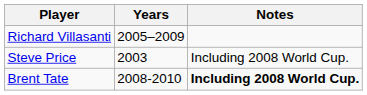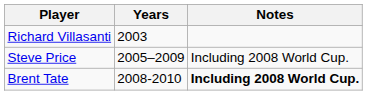(151, 36) 2005–2009 -> (132, 36) 2003
(132, 57) 2003 -> (151, 57) 2005–2009
